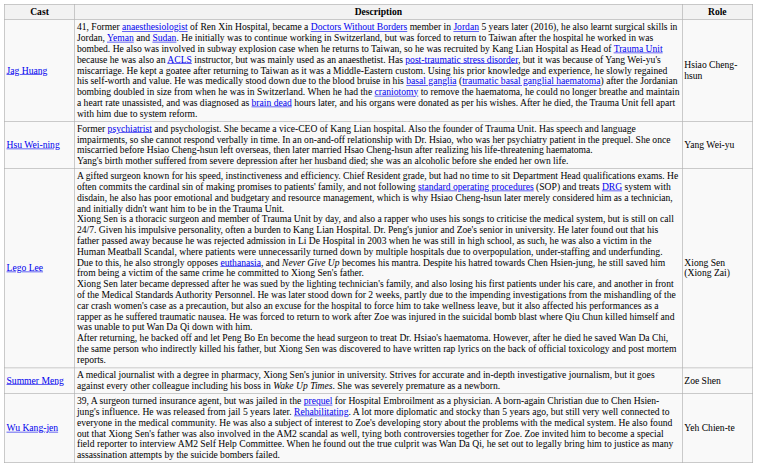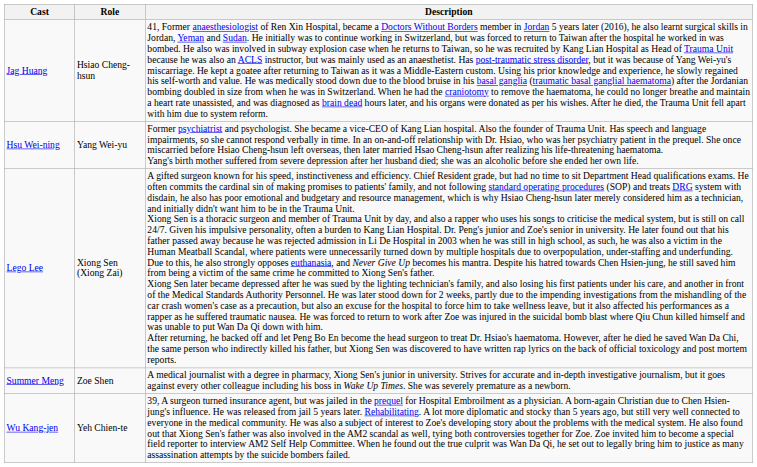columns swapped: (717, 12) <-> (378, 12)
